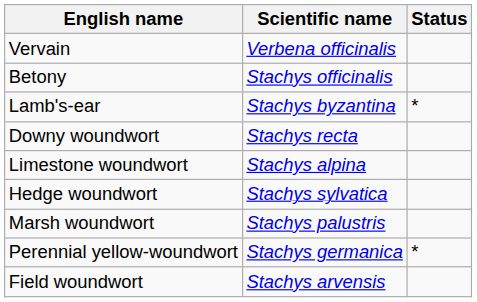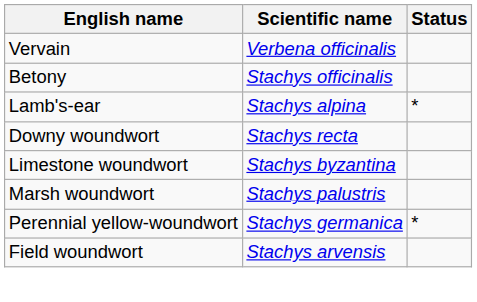(321, 106) Stachys byzantina -> (306, 106) Stachys alpina
(306, 164) Stachys alpina -> (321, 164) Stachys byzantina
- row: (83, 194)
